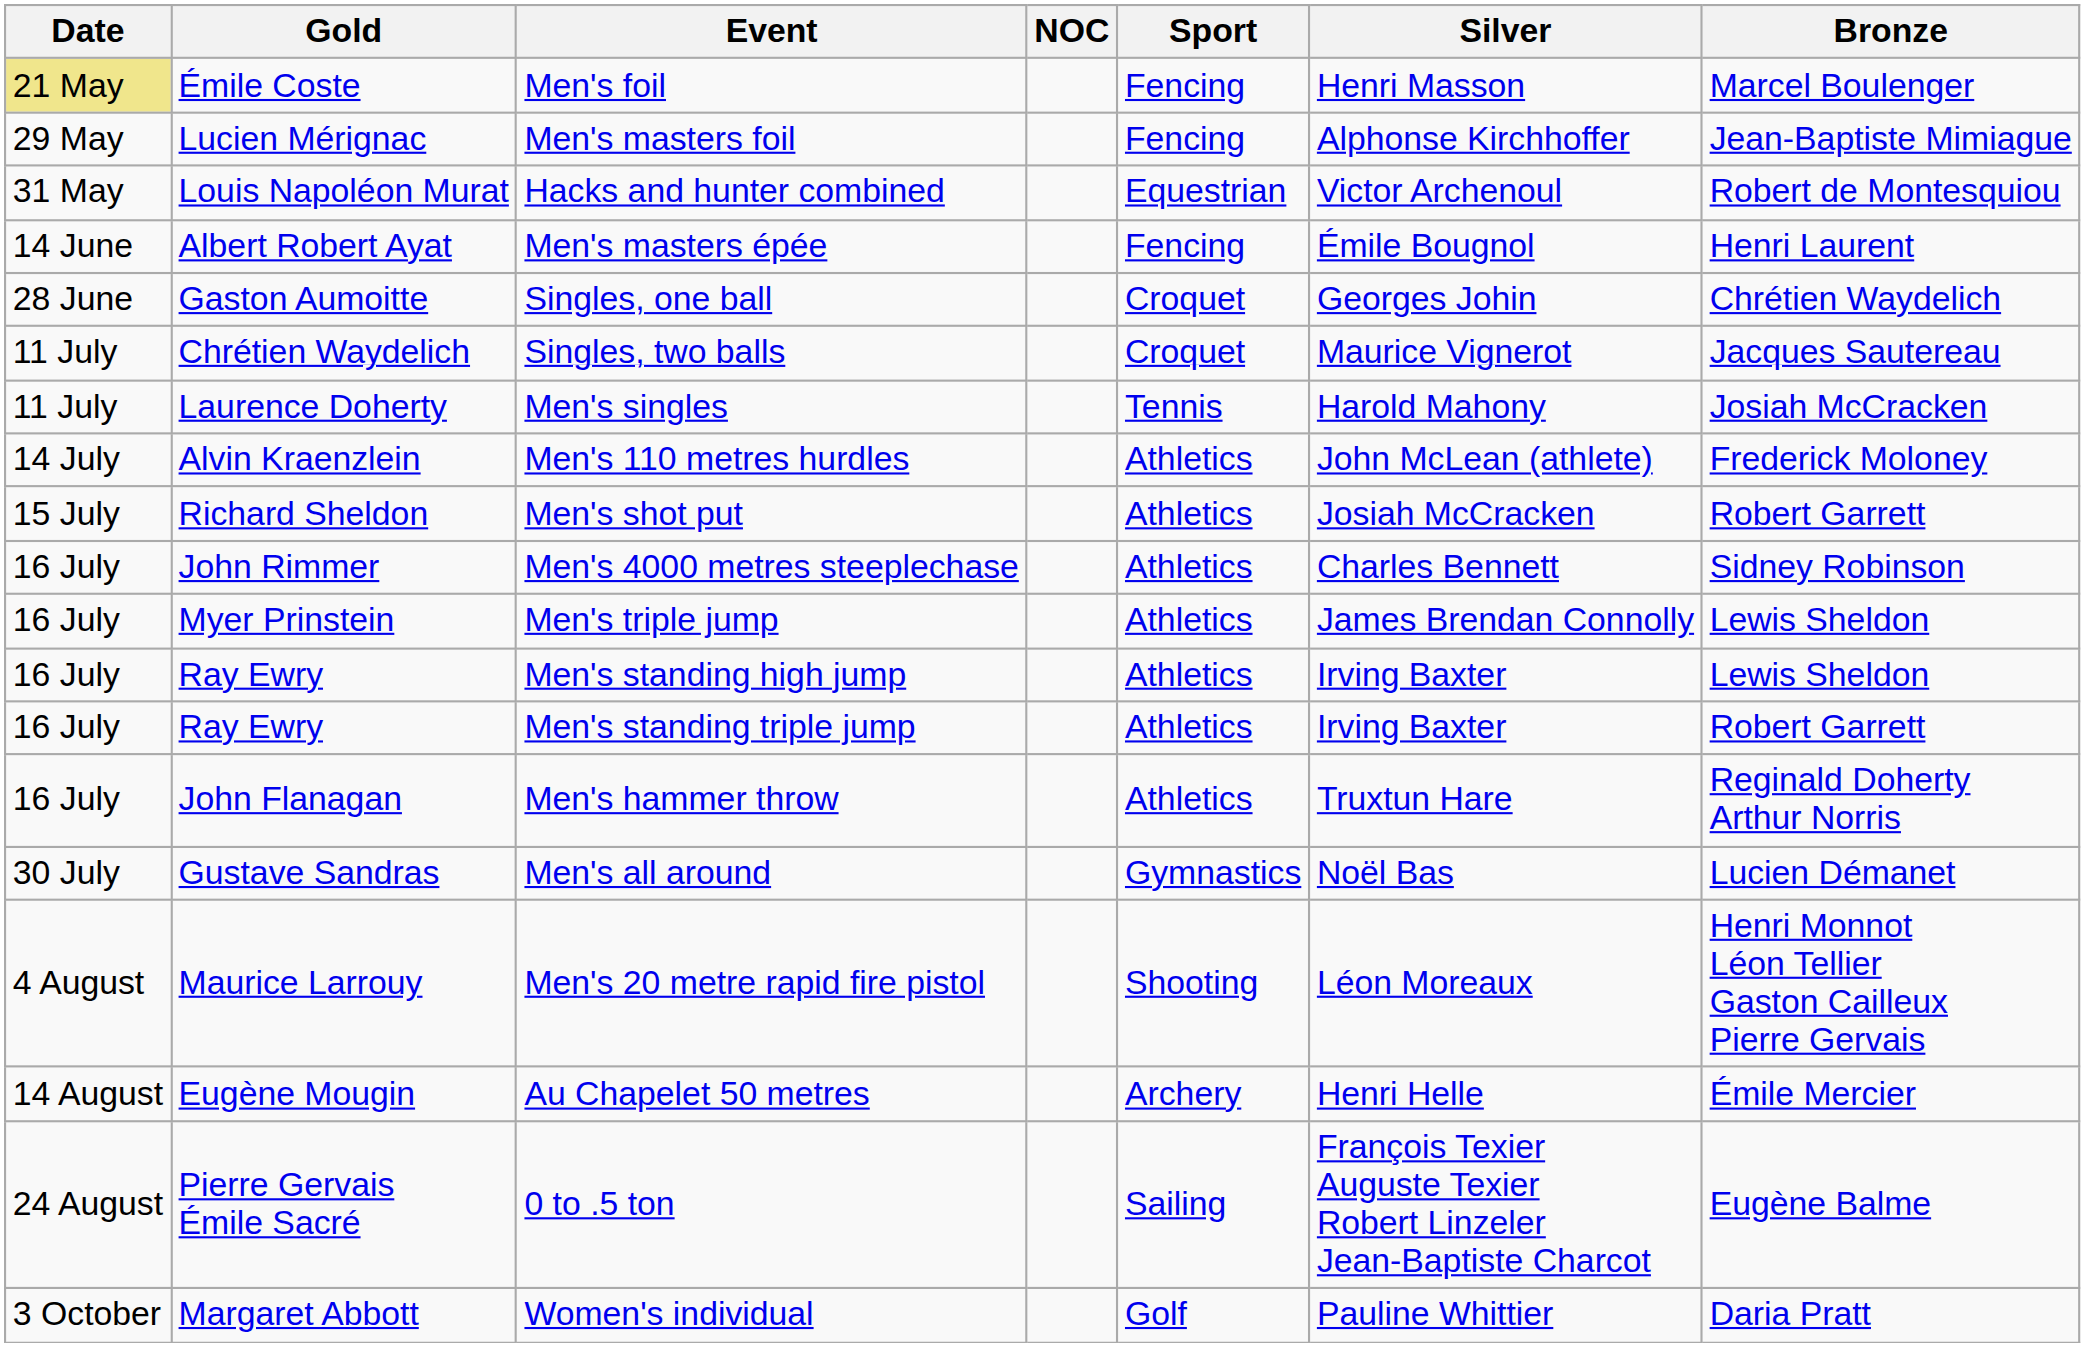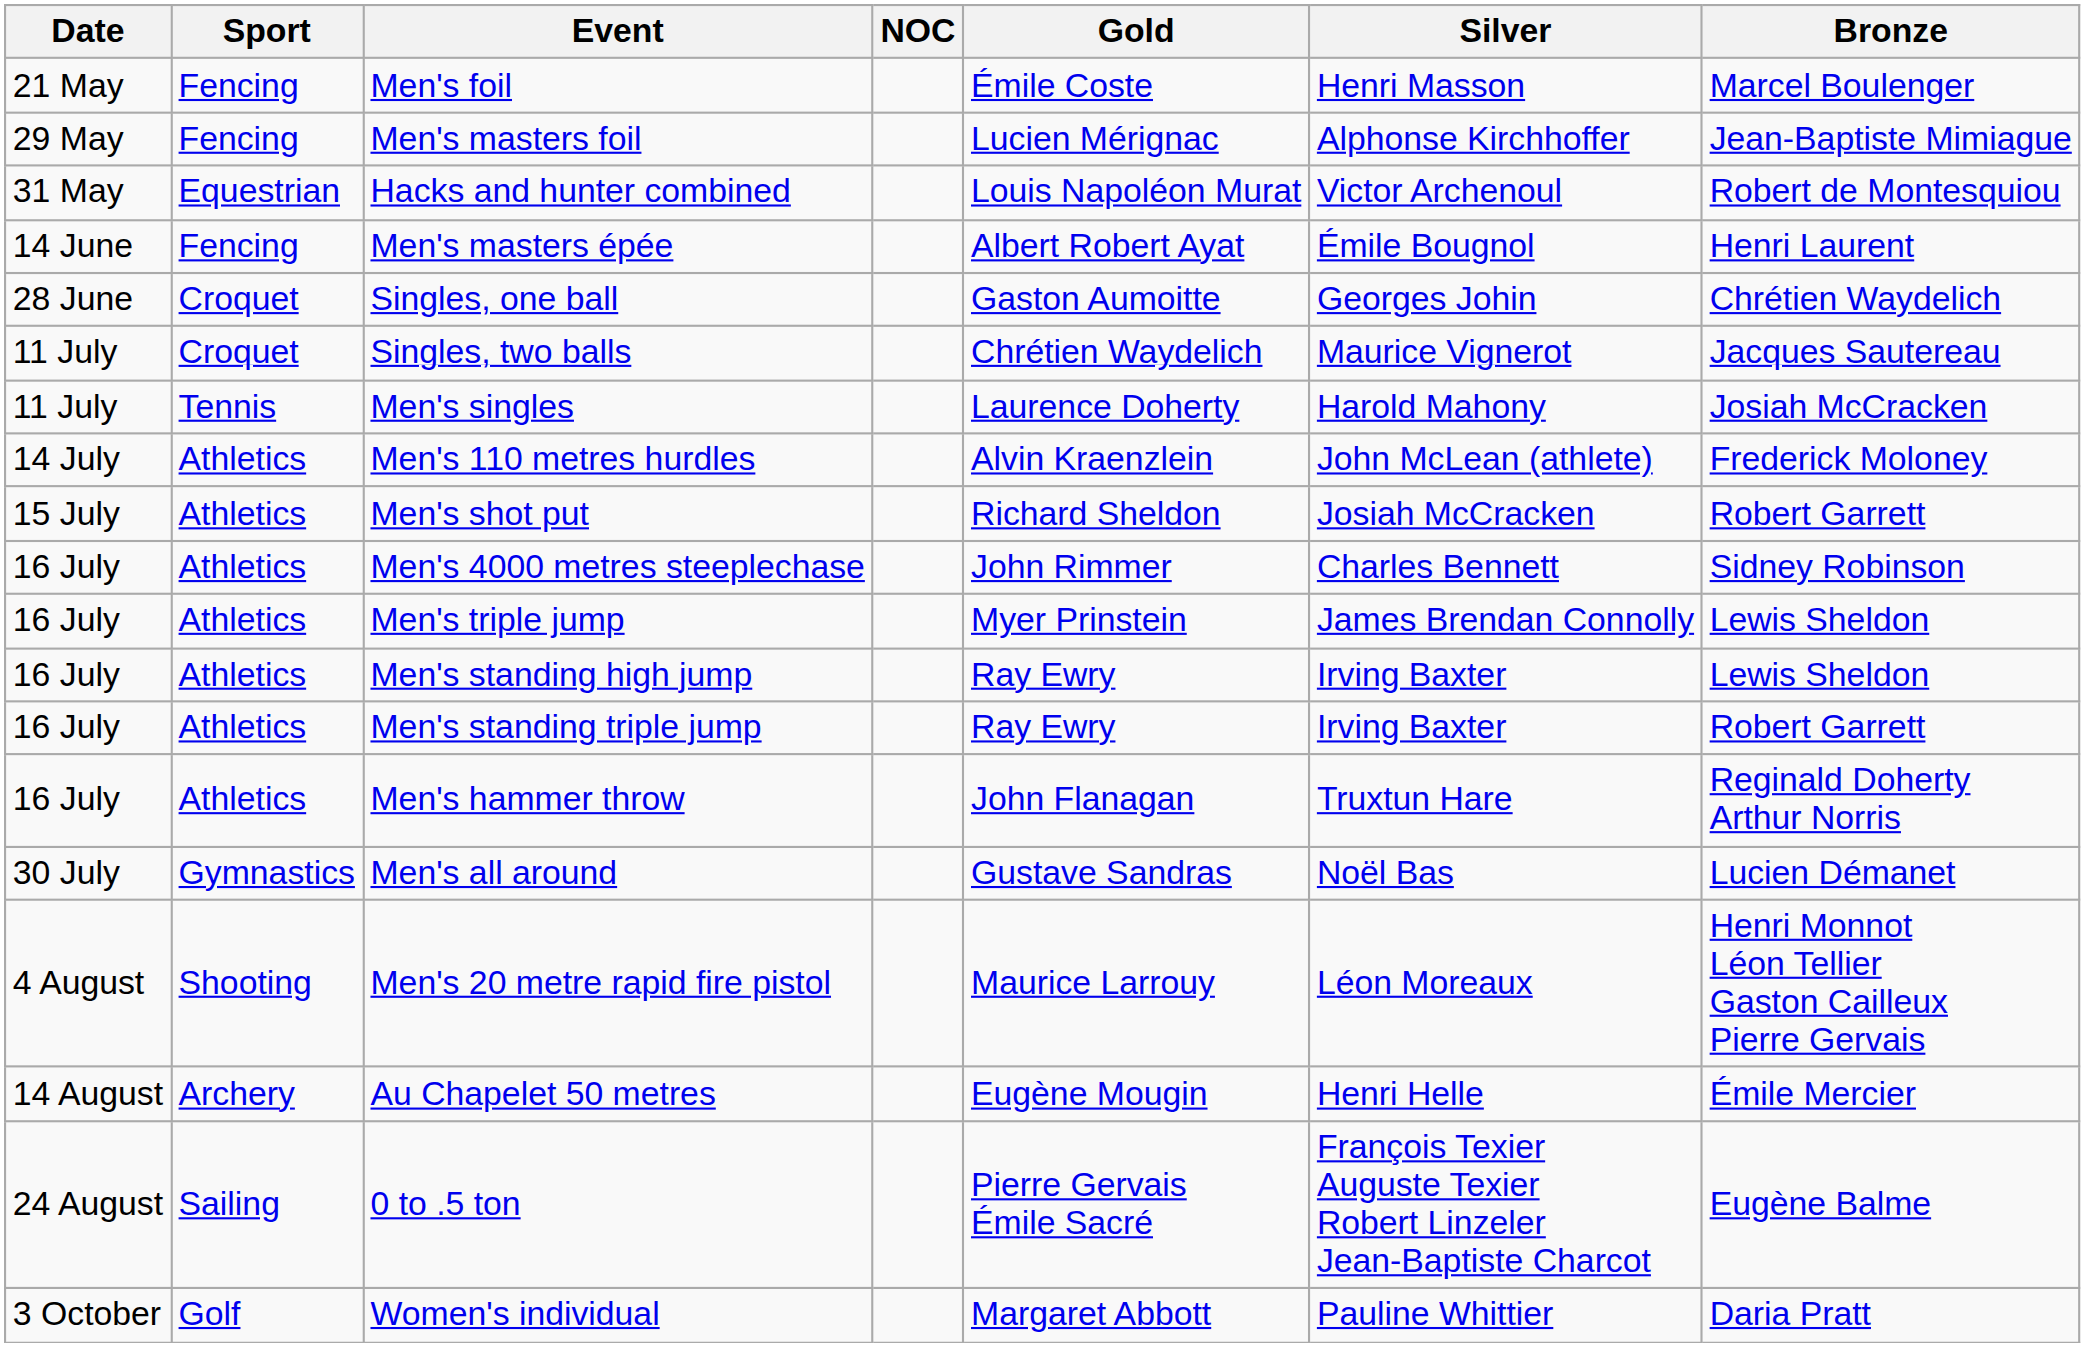columns swapped: (1213, 31) <-> (344, 31)
(68, 84) khaki background -> (68, 84) no background
